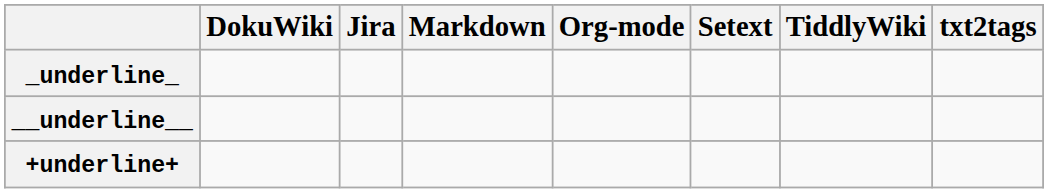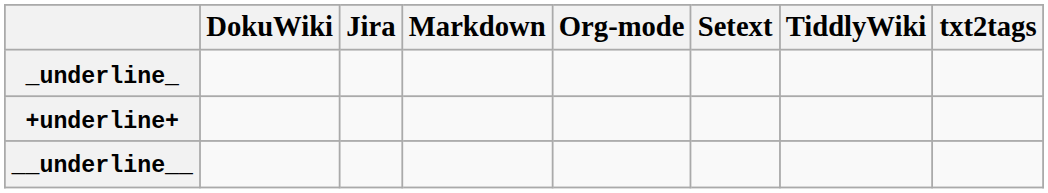rows swapped: (102, 121) <-> (102, 167)
